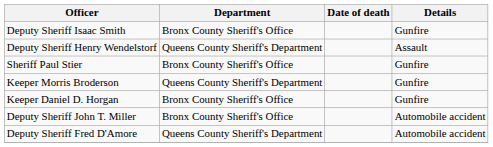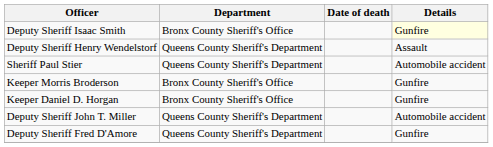(412, 30) no background -> (412, 30) lightyellow background
(228, 64) Bronx County Sheriff's Office -> (242, 64) Queens County Sheriff's Department
(412, 64) Gunfire -> (440, 64) Automobile accident
(242, 82) Queens County Sheriff's Department -> (228, 82) Bronx County Sheriff's Office
(228, 116) Bronx County Sheriff's Office -> (242, 116) Queens County Sheriff's Department
(440, 133) Automobile accident -> (412, 133) Gunfire
